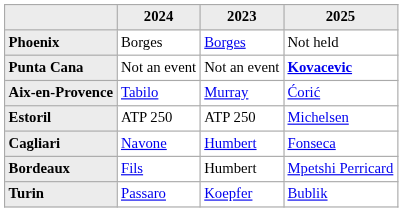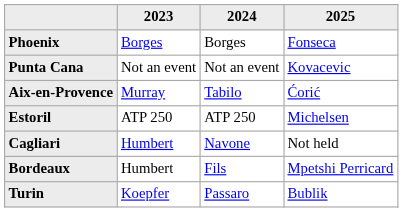columns swapped: (242, 17) <-> (159, 17)
(313, 42) Not held -> (312, 42) Fonseca
(320, 67) bold -> (319, 67) normal
(312, 143) Fonseca -> (313, 143) Not held
